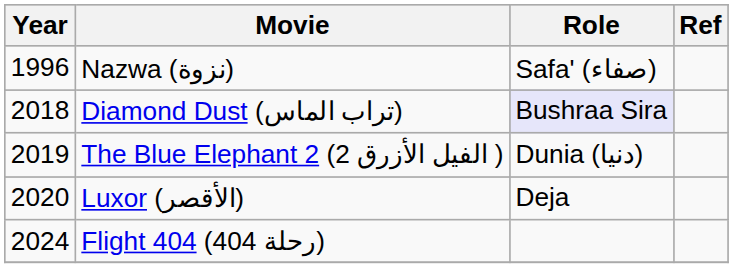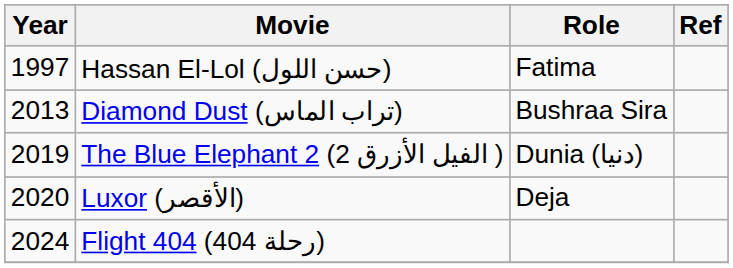- row: (158, 68)
+ row: (236, 68)
(40, 110) 2018 -> (40, 110) 2013
(591, 110) lavender background -> (591, 110) no background
